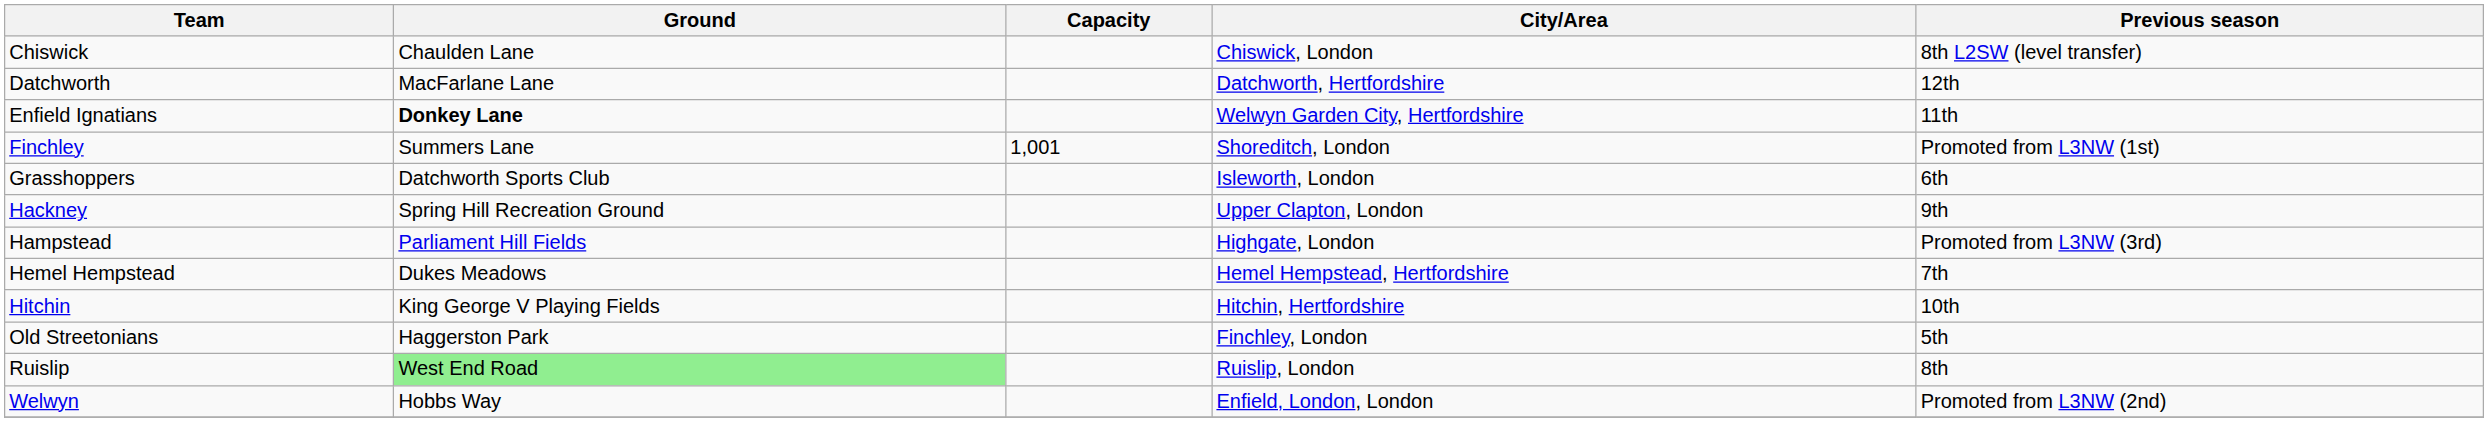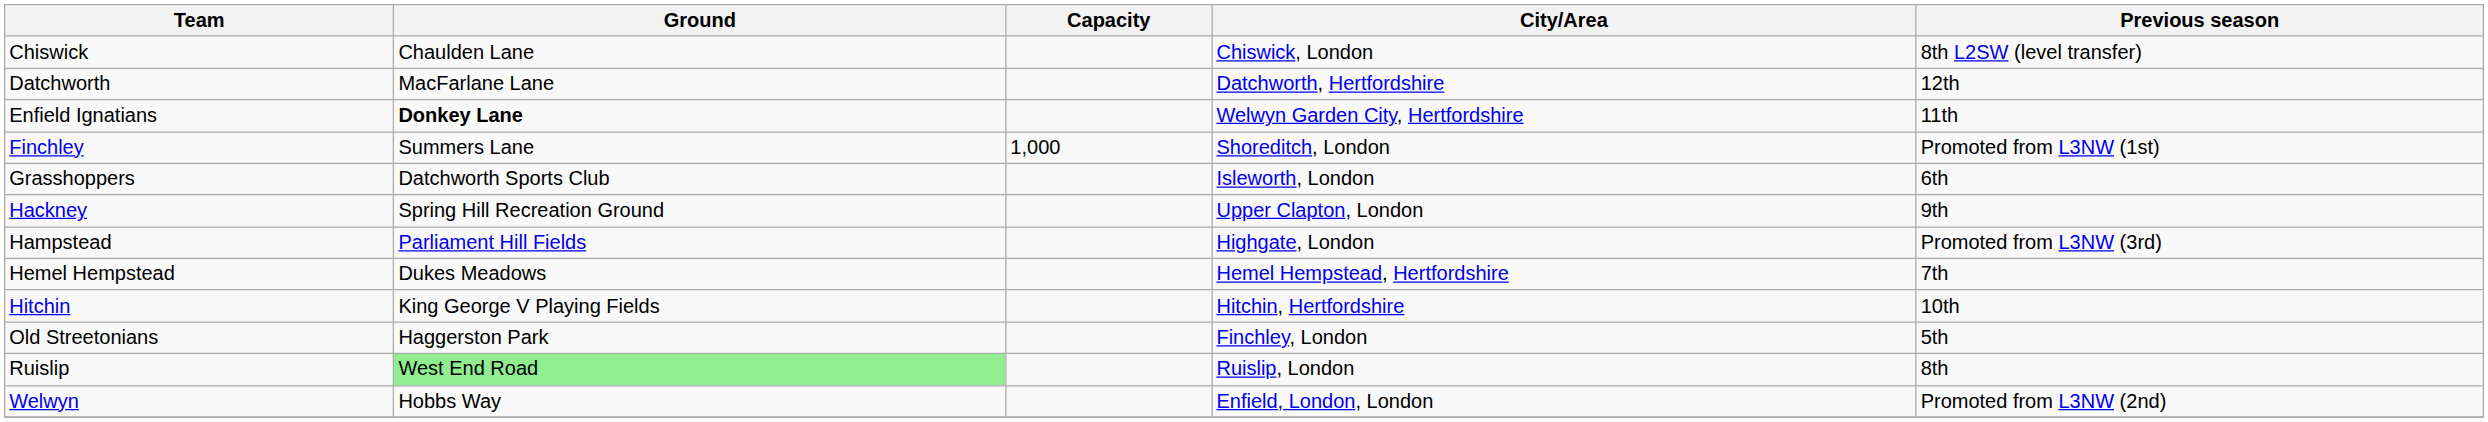(1035, 147) 1,001 -> (1035, 147) 1,000
